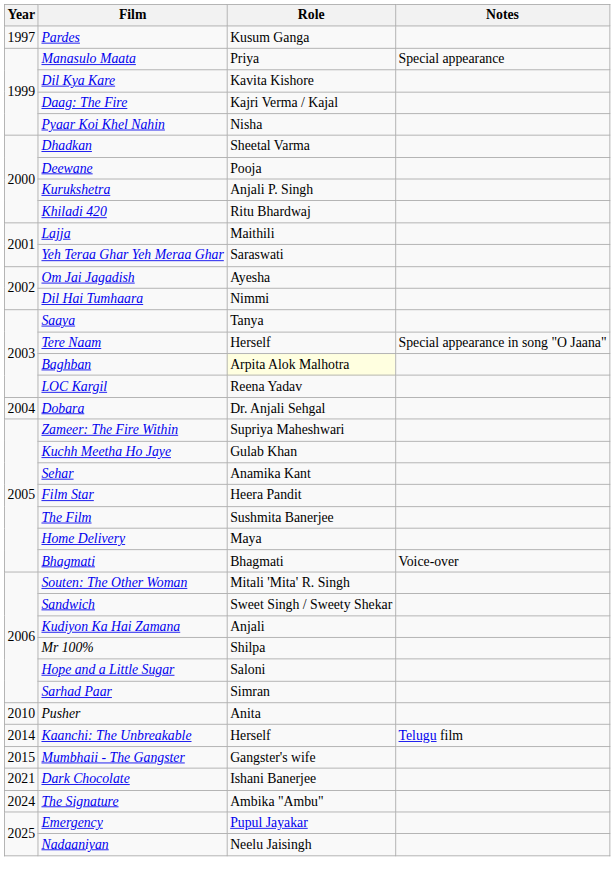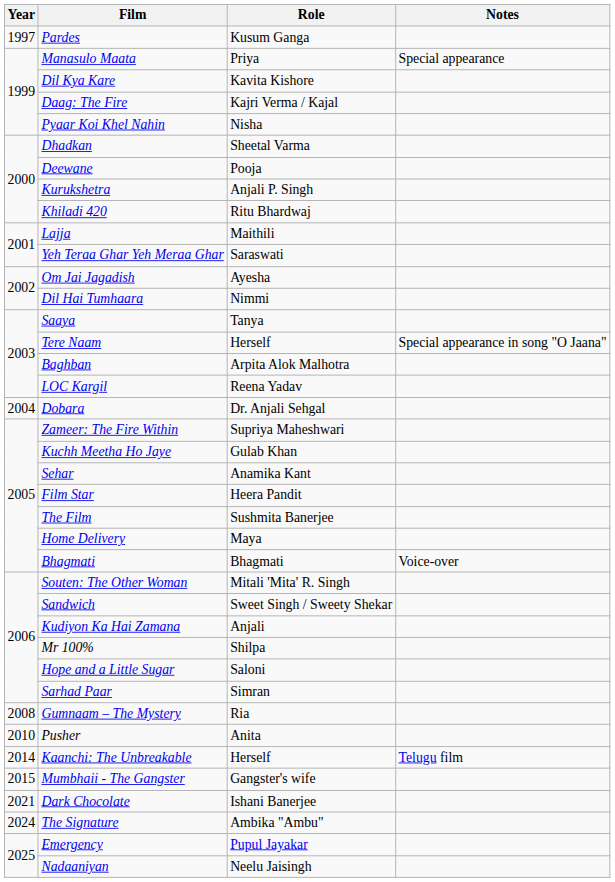(290, 364) lightyellow background -> (290, 364) no background
+ row: (111, 713)
